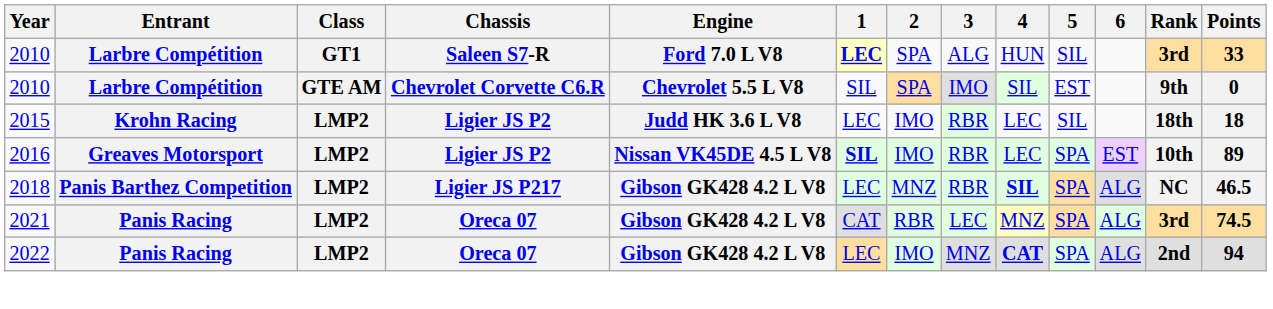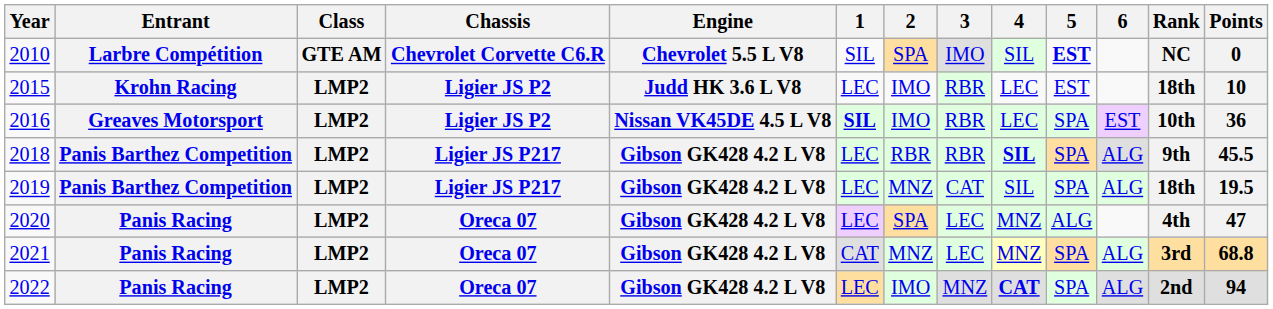- row: (30, 54)
(1072, 88) normal -> (1072, 54) bold
(1174, 88) 9th -> (1176, 54) NC
(1072, 121) SIL -> (1072, 88) EST
(1234, 121) 18 -> (1236, 88) 10
(1234, 154) 89 -> (1236, 121) 36
(914, 187) MNZ -> (911, 154) RBR
(1174, 187) NC -> (1176, 154) 9th
(1234, 187) 46.5 -> (1236, 154) 45.5
+ row: (30, 187)
+ row: (30, 221)
(914, 221) RBR -> (911, 254) MNZ
(1234, 221) 74.5 -> (1236, 254) 68.8
